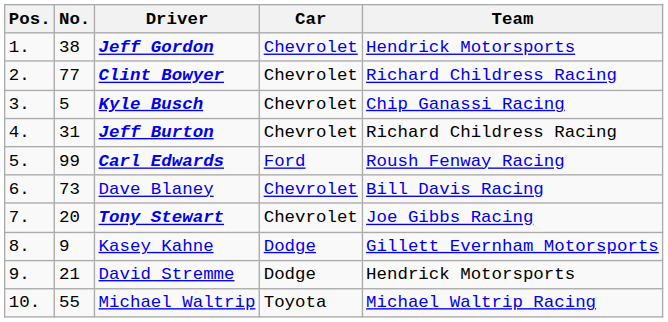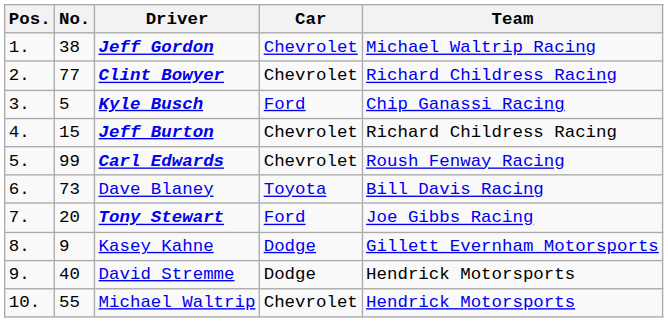(471, 47) Hendrick Motorsports -> (481, 47) Michael Waltrip Racing
(311, 104) Chevrolet -> (285, 104) Ford
(69, 132) 31 -> (69, 132) 15
(285, 161) Ford -> (311, 161) Chevrolet
(311, 189) Chevrolet -> (295, 189) Toyota
(311, 218) Chevrolet -> (285, 218) Ford
(69, 274) 21 -> (69, 274) 40
(295, 303) Toyota -> (311, 303) Chevrolet
(481, 303) Michael Waltrip Racing -> (471, 303) Hendrick Motorsports
